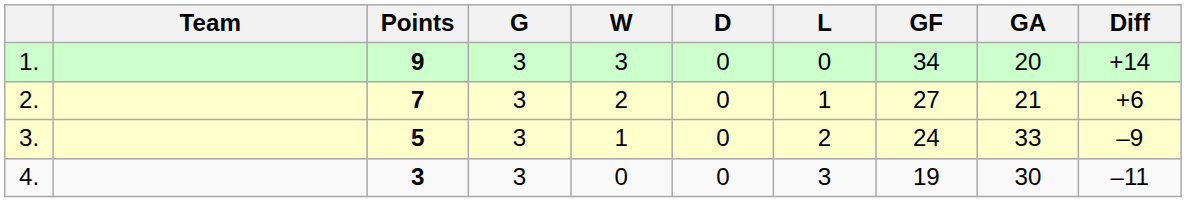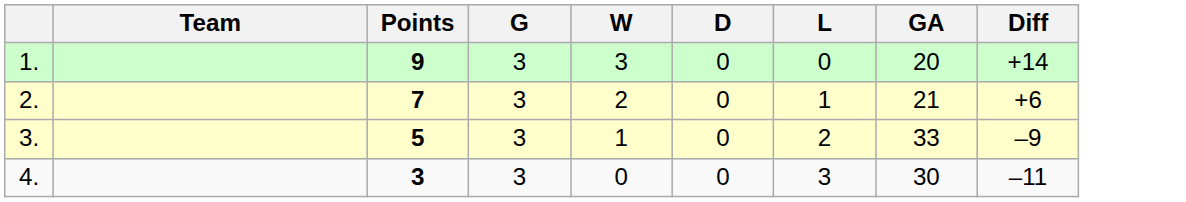- column: (926, 23)
